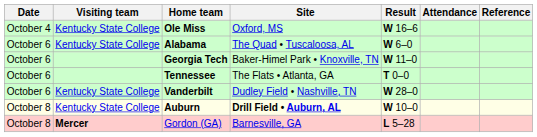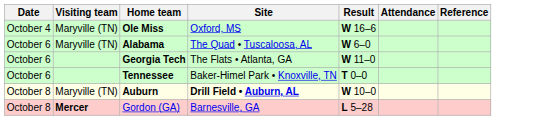(107, 28) Kentucky State College -> (87, 28) Maryville (TN)
(107, 44) Kentucky State College -> (87, 44) Maryville (TN)
(305, 60) Baker-Himel Park • Knoxville, TN -> (241, 60) The Flats • Atlanta, GA
(283, 76) The Flats • Atlanta, GA -> (264, 76) Baker-Himel Park • Knoxville, TN
- row: (188, 92)
(107, 108) Kentucky State College -> (87, 92) Maryville (TN)
